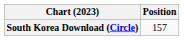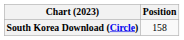(160, 27) 157 -> (160, 27) 158
